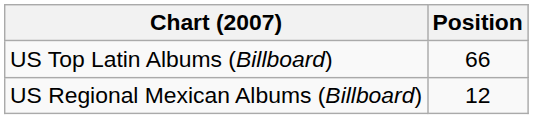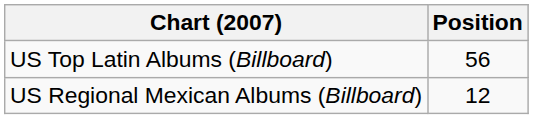(478, 58) 66 -> (478, 58) 56
